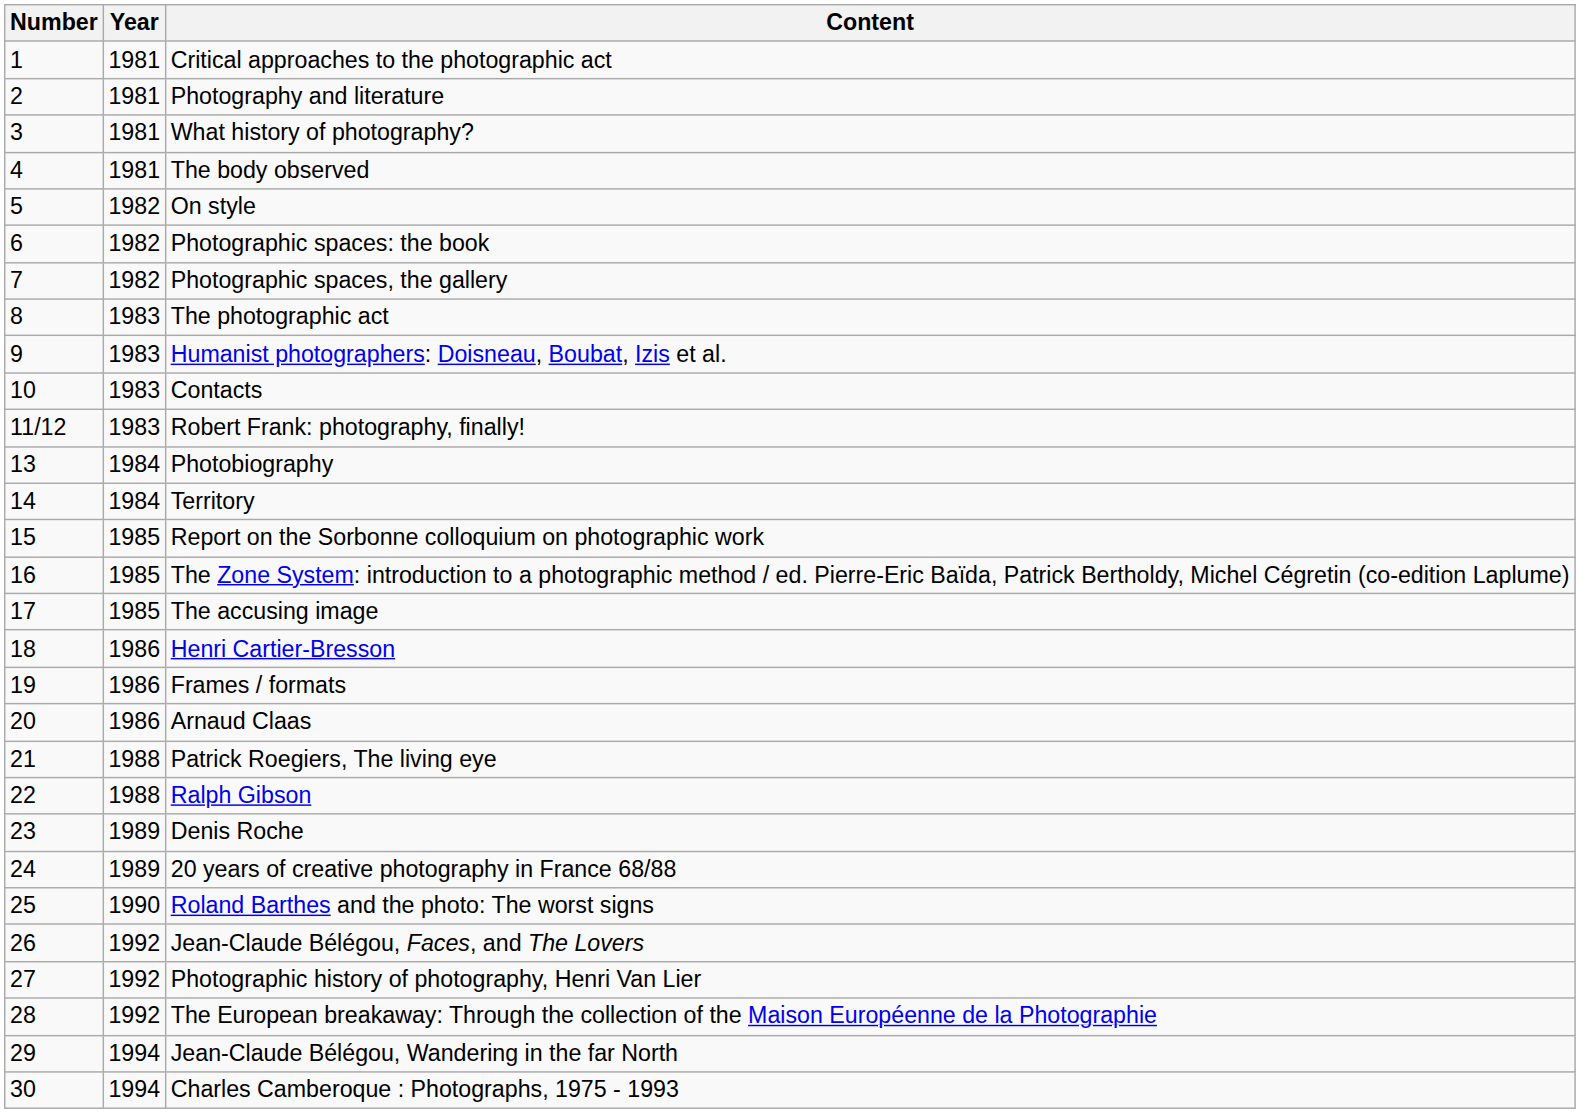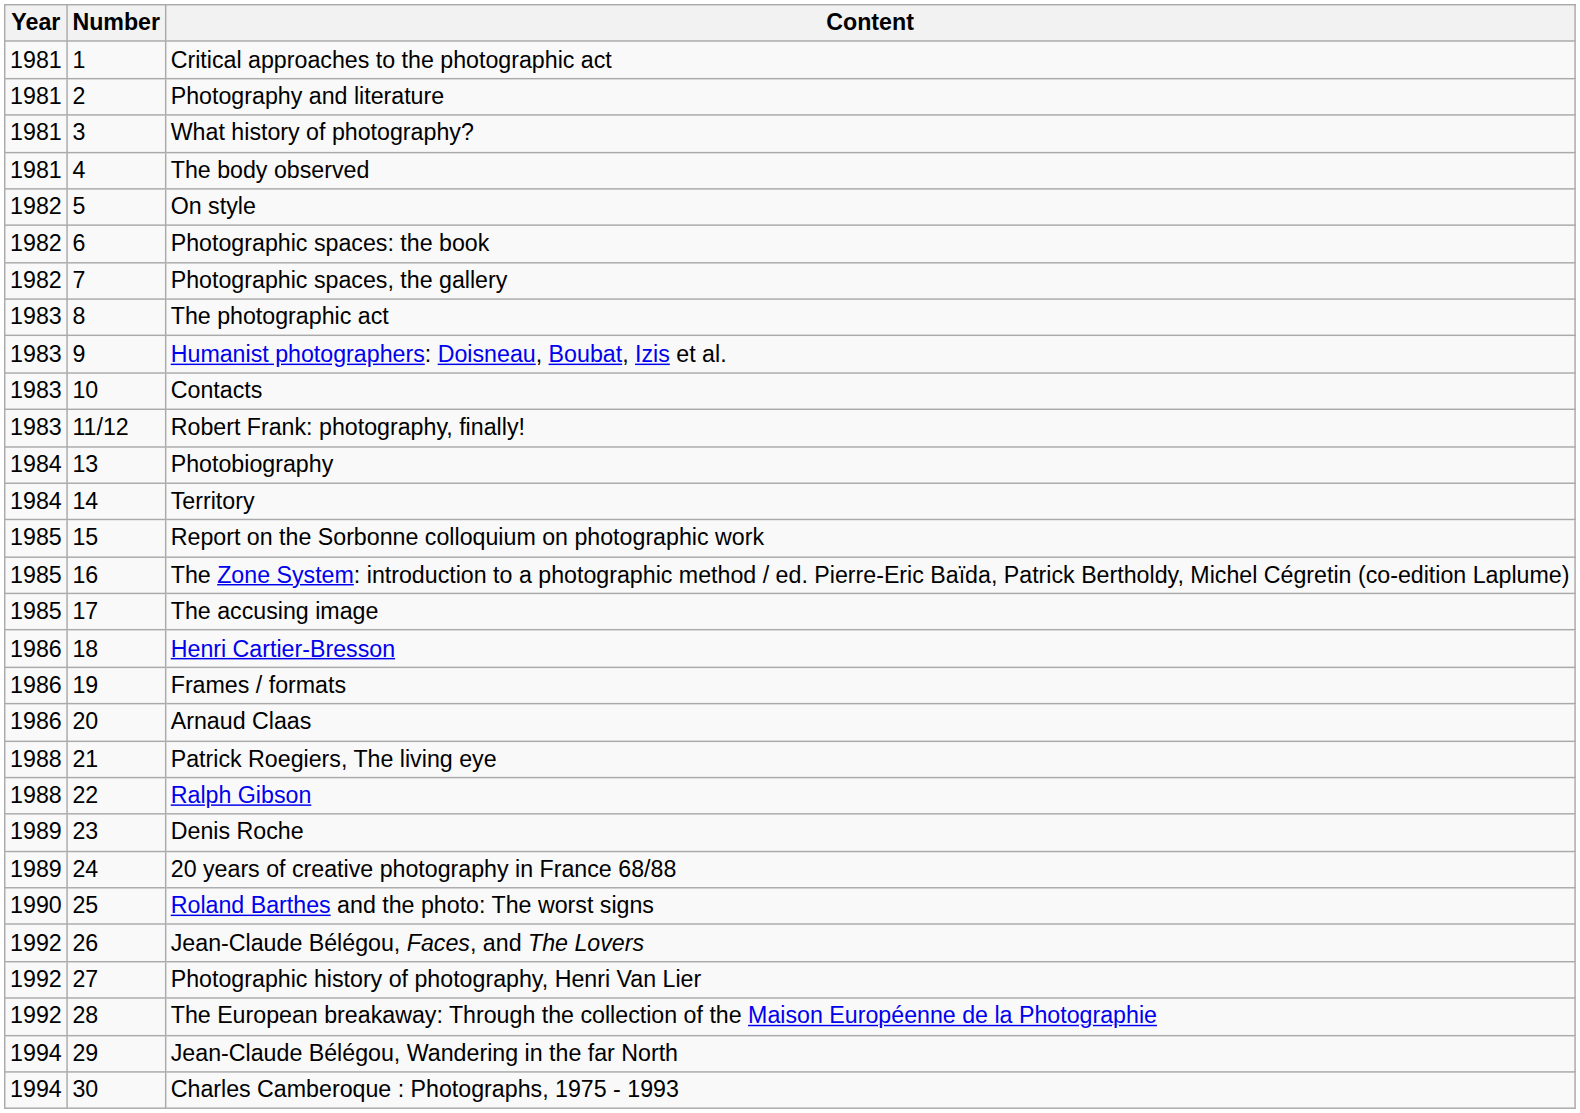columns swapped: (54, 22) <-> (134, 22)
